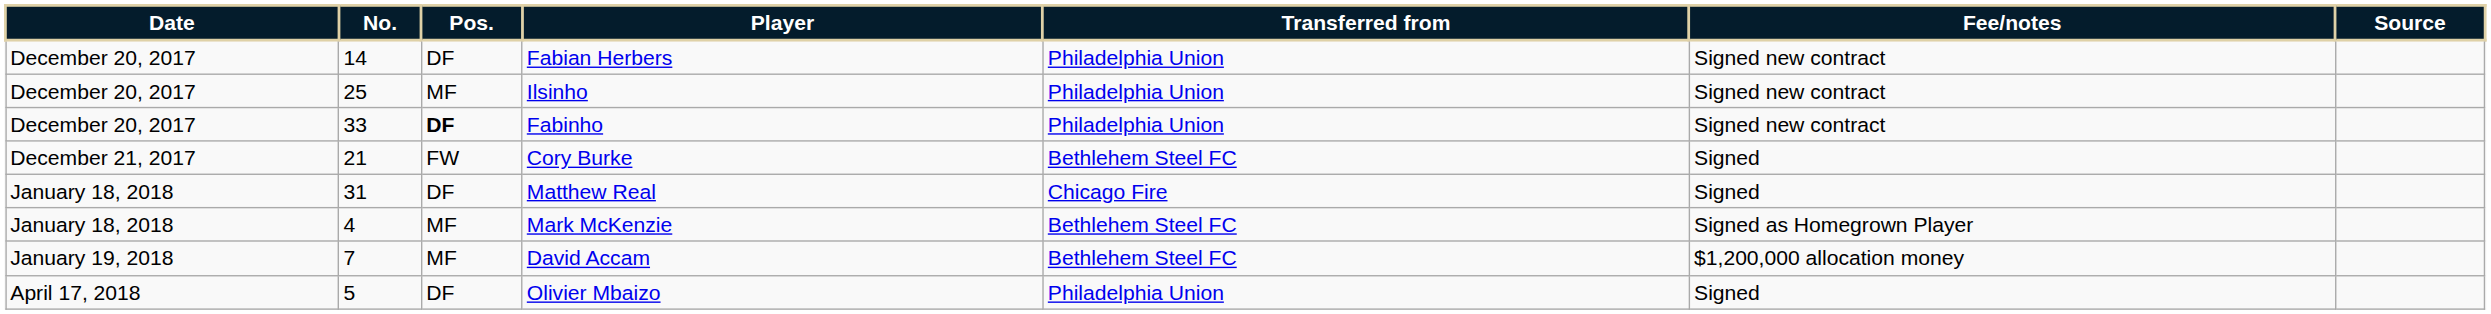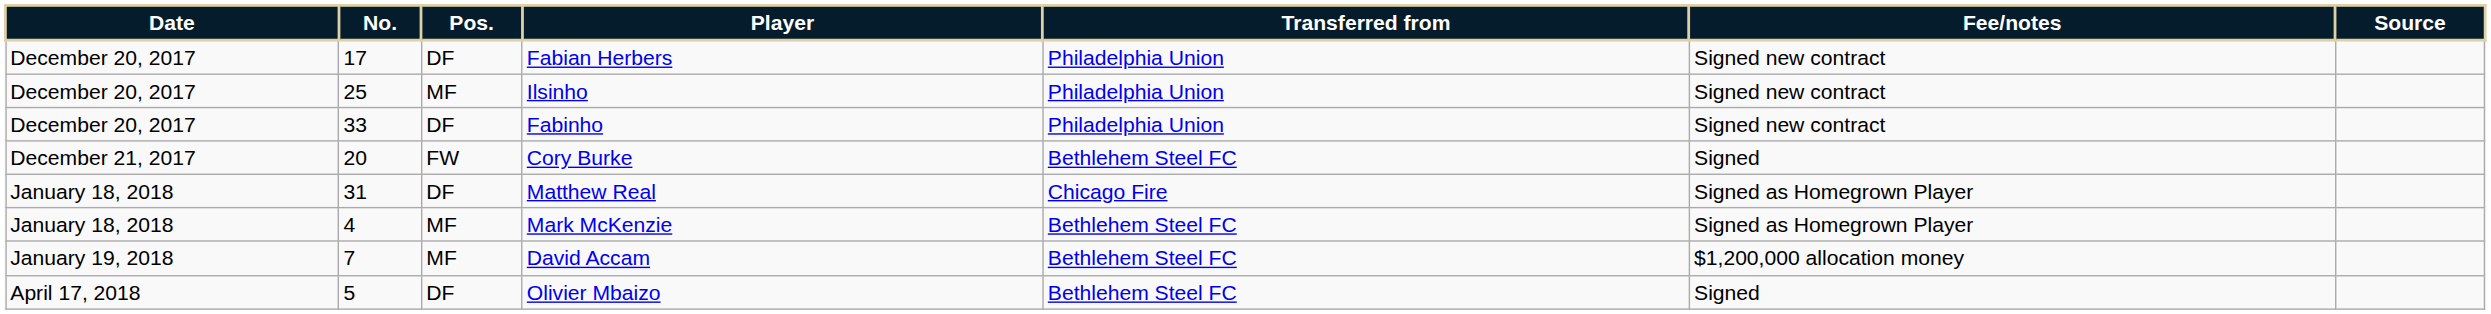(355, 58) 14 -> (355, 58) 17
(440, 125) bold -> (440, 125) normal
(355, 158) 21 -> (355, 158) 20
(1727, 192) Signed -> (1834, 192) Signed as Homegrown Player
(1136, 292) Philadelphia Union -> (1142, 292) Bethlehem Steel FC
